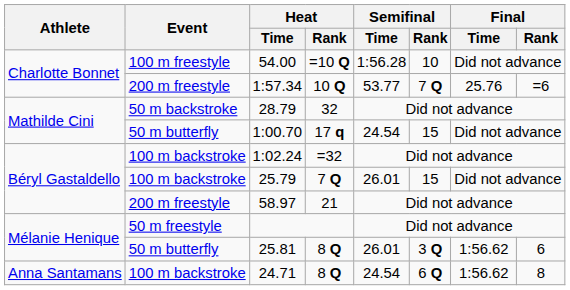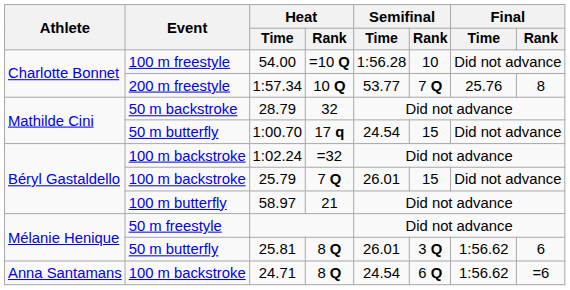(541, 86) =6 -> (541, 86) 8
(179, 203) 200 m freestyle -> (178, 203) 100 m butterfly
(541, 273) 8 -> (541, 273) =6
